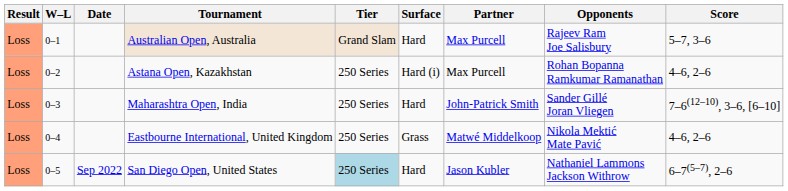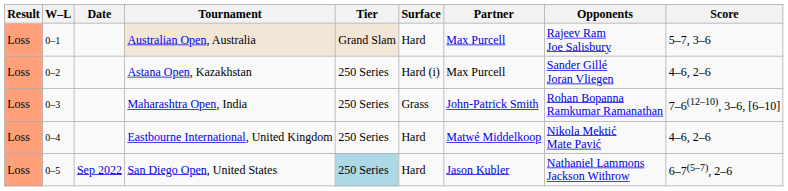(605, 72) Rohan Bopanna Ramkumar Ramanathan -> (580, 72) Sander Gillé Joran Vliegen
(413, 104) Hard -> (415, 104) Grass
(580, 104) Sander Gillé Joran Vliegen -> (605, 104) Rohan Bopanna Ramkumar Ramanathan
(415, 137) Grass -> (413, 137) Hard
